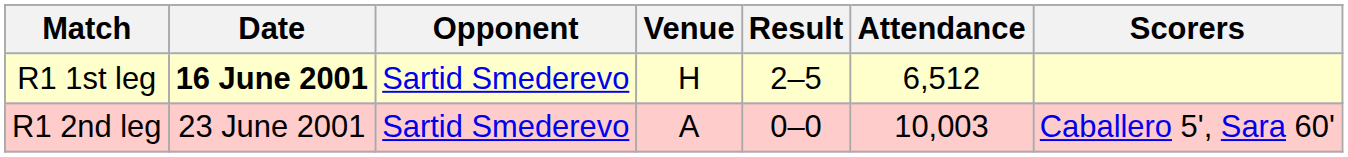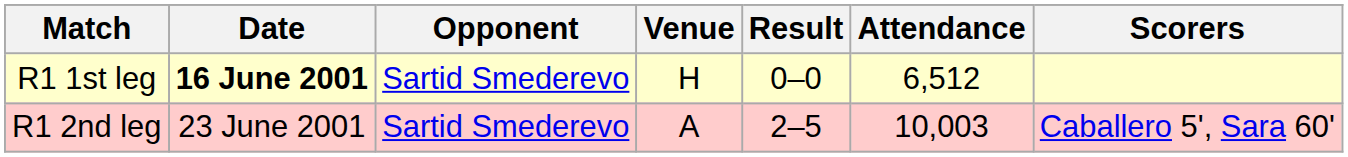(796, 77) 2–5 -> (796, 77) 0–0
(796, 126) 0–0 -> (796, 126) 2–5
